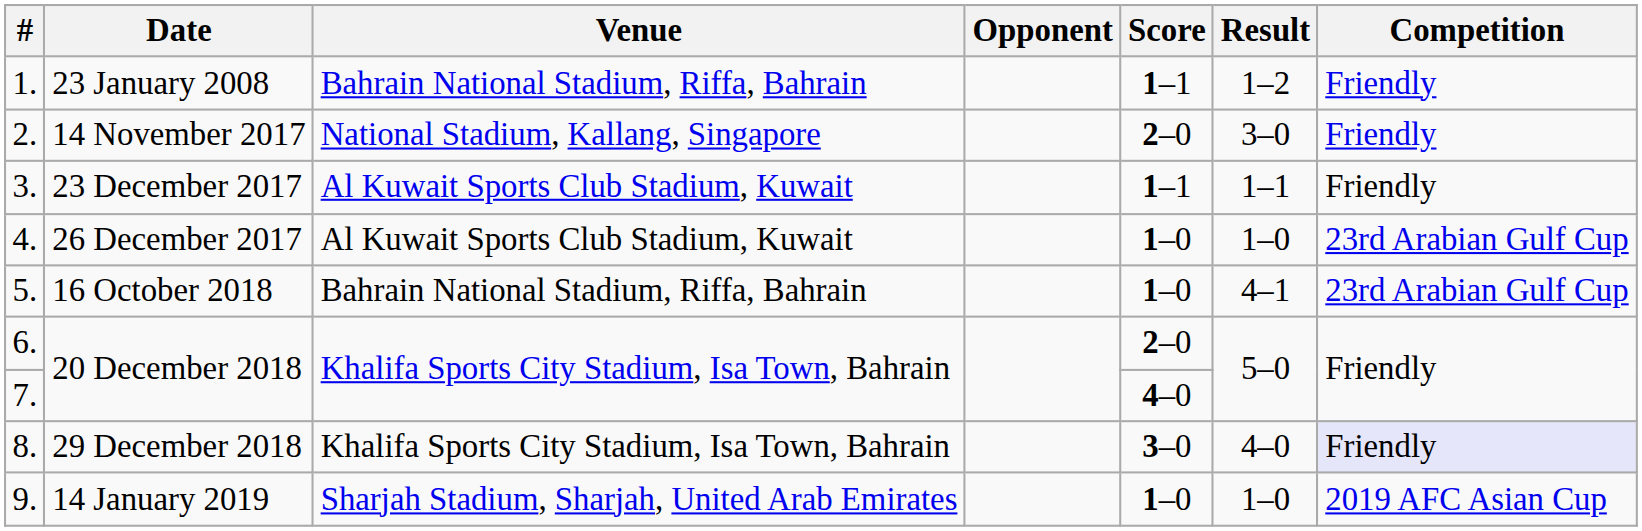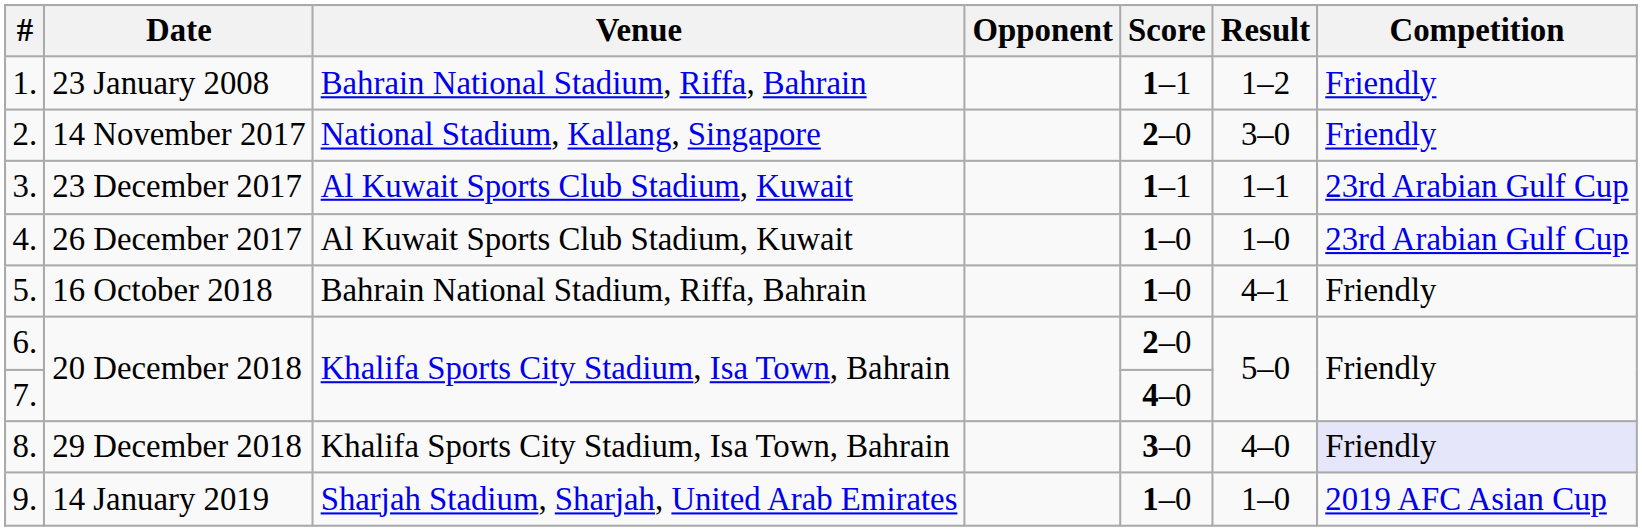(1381, 186) Friendly -> (1477, 186) 23rd Arabian Gulf Cup
(1477, 290) 23rd Arabian Gulf Cup -> (1381, 290) Friendly
